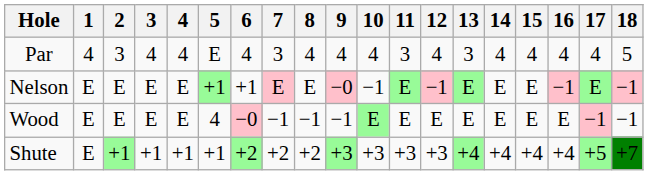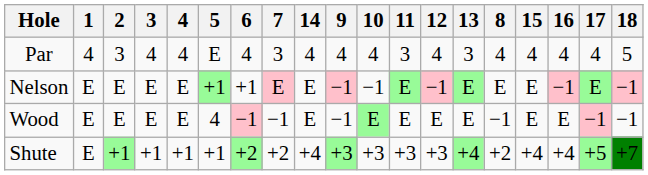columns swapped: (310, 20) <-> (500, 20)
(342, 86) −0 -> (342, 86) −1
(246, 119) −0 -> (246, 119) −1
